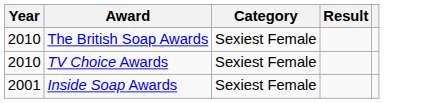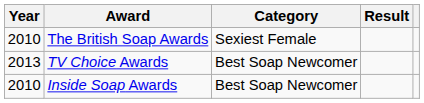(24, 62) 2010 -> (24, 62) 2013
(266, 62) Sexiest Female -> (286, 62) Best Soap Newcomer
(24, 86) 2001 -> (24, 86) 2010
(266, 86) Sexiest Female -> (286, 86) Best Soap Newcomer
